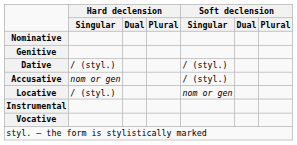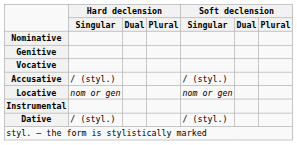rows swapped: (36, 65) <-> (36, 120)
(95, 79) nom or gen -> (93, 79) / (styl.)
(93, 92) / (styl.) -> (95, 92) nom or gen
